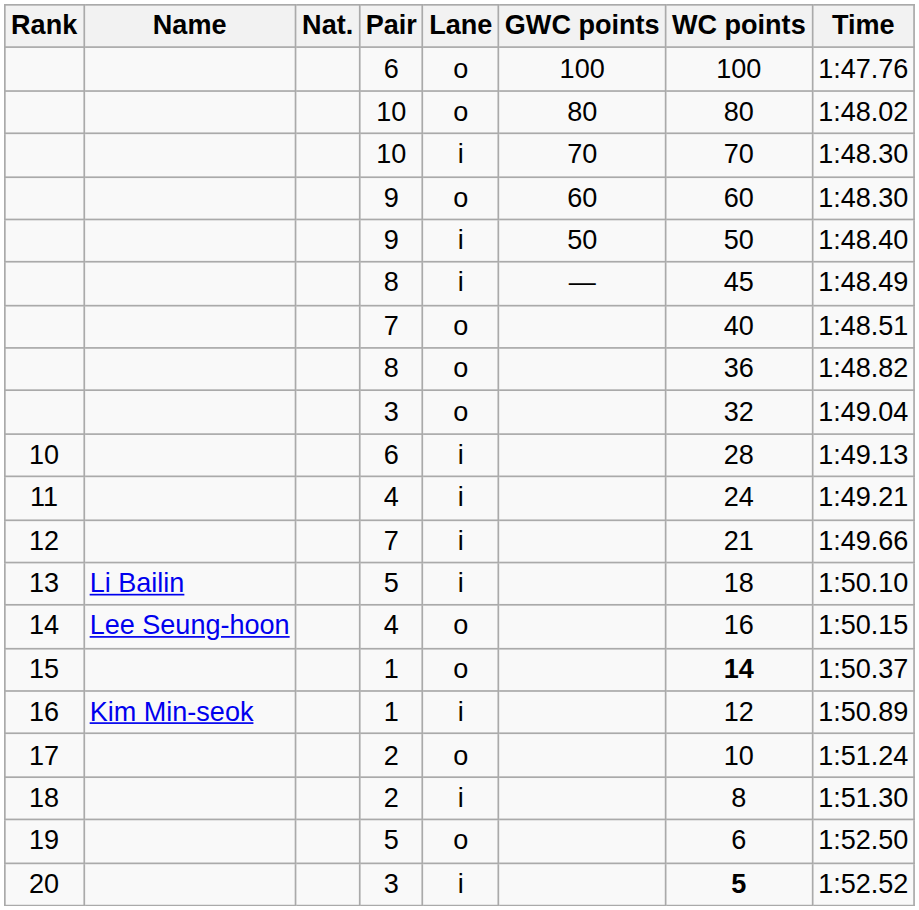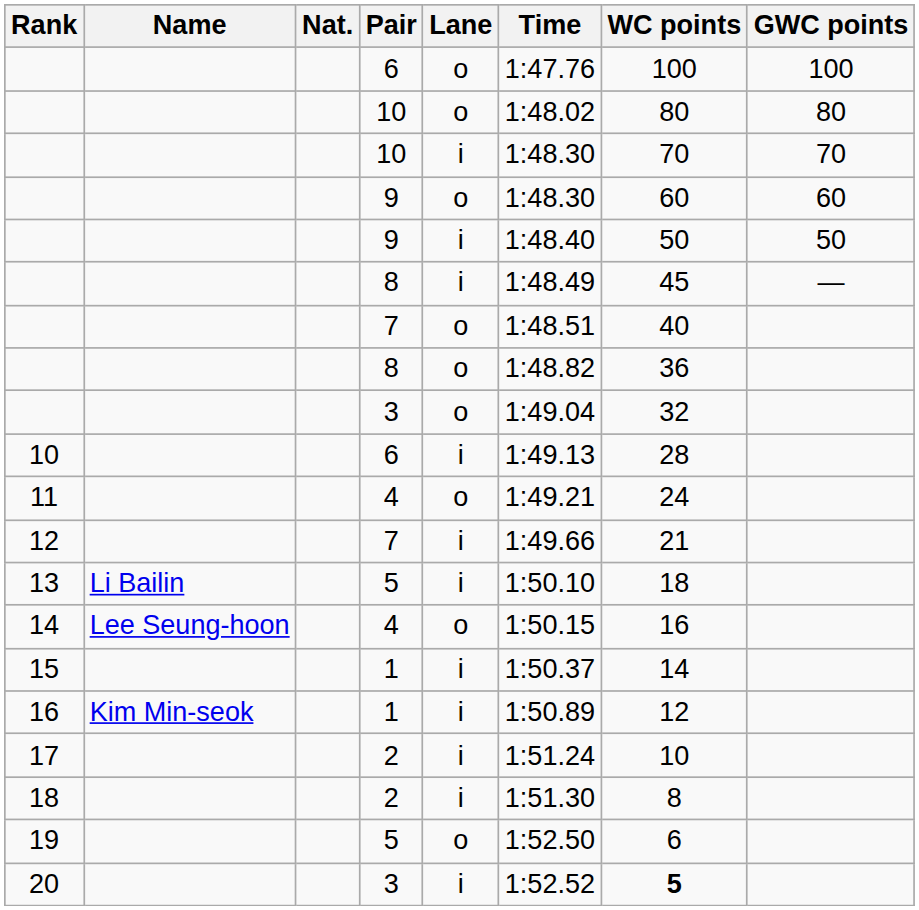columns swapped: (863, 25) <-> (582, 25)
(461, 497) i -> (461, 497) o
(461, 669) o -> (461, 669) i
(739, 669) bold -> (674, 669) normal
(461, 754) o -> (461, 754) i
